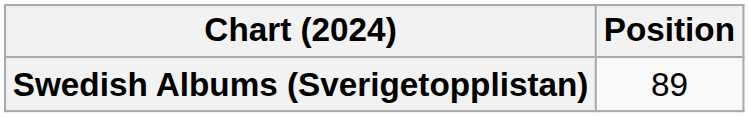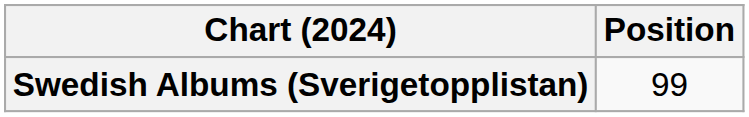(669, 83) 89 -> (669, 83) 99
